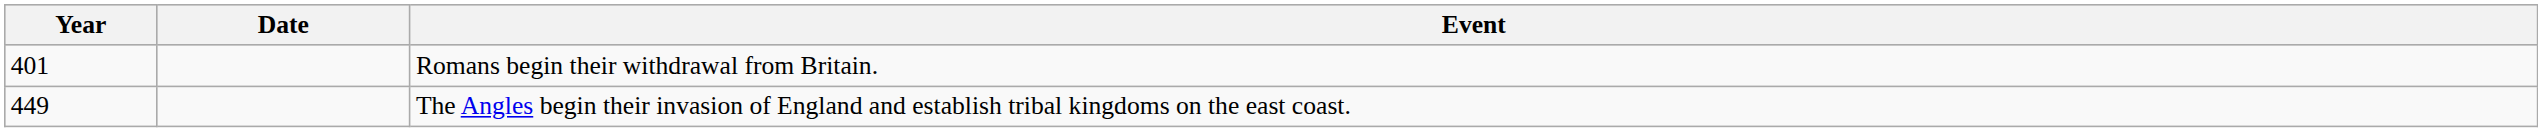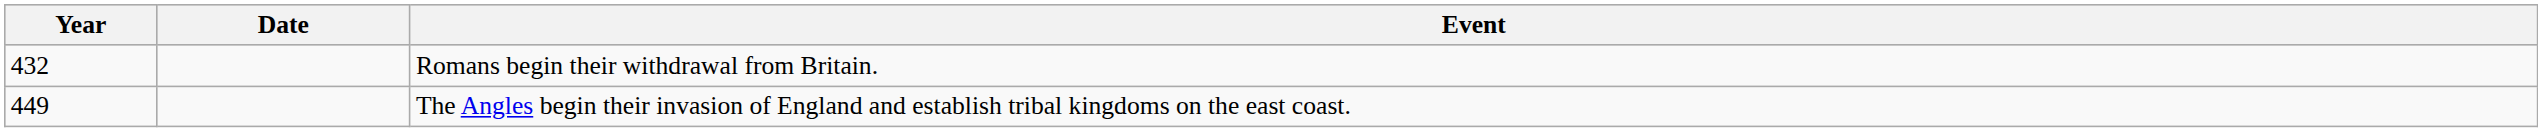(30, 65) 401 -> (30, 65) 432
